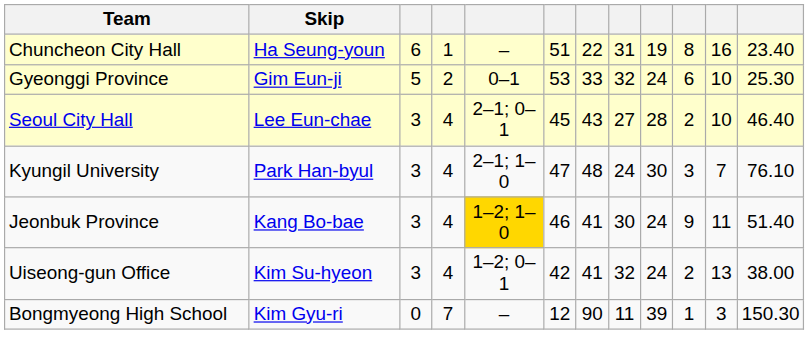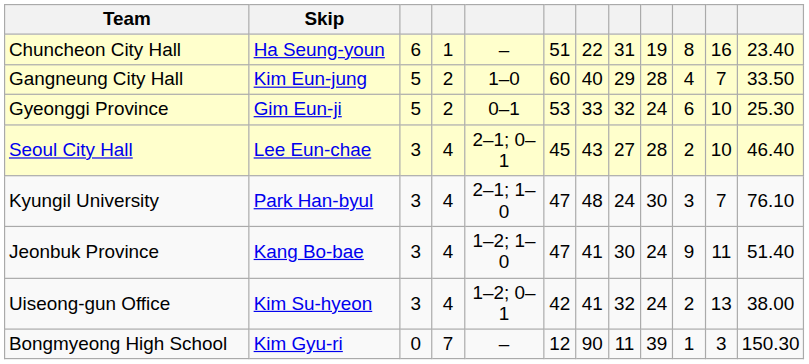+ row: (96, 79)
(504, 222) gold background -> (504, 252) no background
(560, 222) 46 -> (560, 252) 47
